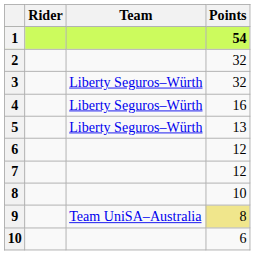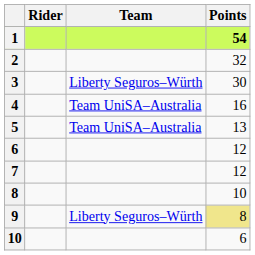(240, 82) 32 -> (240, 82) 30
(136, 104) Liberty Seguros–Würth -> (135, 104) Team UniSA–Australia
(136, 127) Liberty Seguros–Würth -> (135, 127) Team UniSA–Australia
(135, 216) Team UniSA–Australia -> (136, 216) Liberty Seguros–Würth
